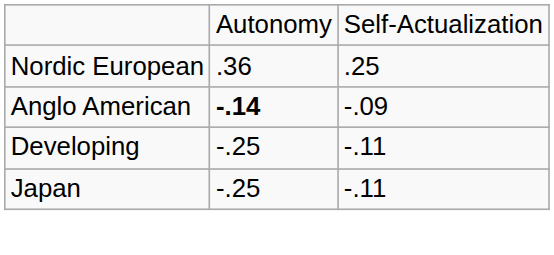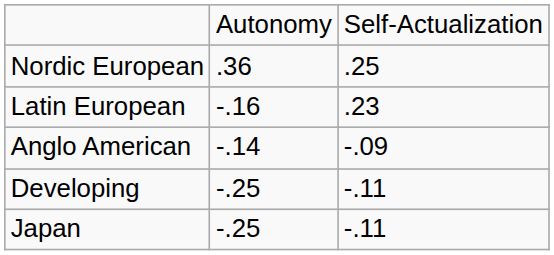+ row: (98, 106)
(238, 106) bold -> (238, 147) normal
